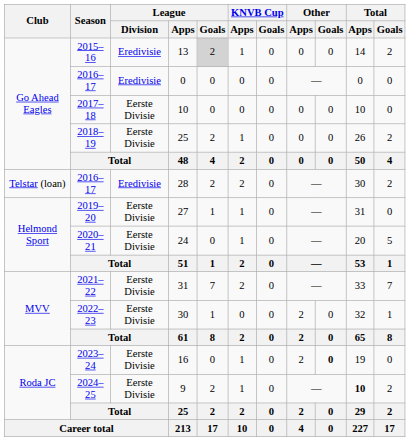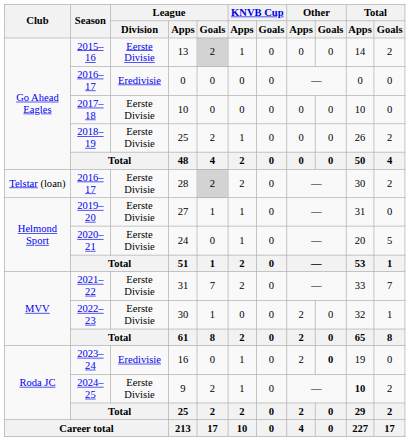(140, 52) Eredivisie -> (140, 52) Eerste Divisie
(140, 183) Eredivisie -> (140, 183) Eerste Divisie
(212, 183) no background -> (212, 183) lightgrey background
(140, 360) Eerste Divisie -> (140, 360) Eredivisie
